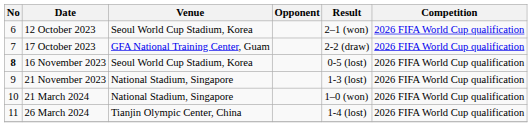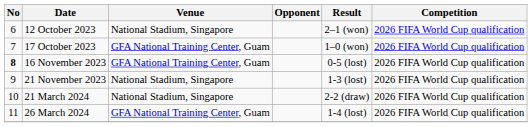(182, 29) Seoul World Cup Stadium, Korea -> (172, 29) National Stadium, Singapore
(347, 46) 2-2 (draw) -> (346, 46) 1–0 (won)
(182, 63) Seoul World Cup Stadium, Korea -> (190, 63) GFA National Training Center, Guam
(346, 96) 1–0 (won) -> (347, 96) 2-2 (draw)
(176, 113) Tianjin Olympic Center, China -> (190, 113) GFA National Training Center, Guam
